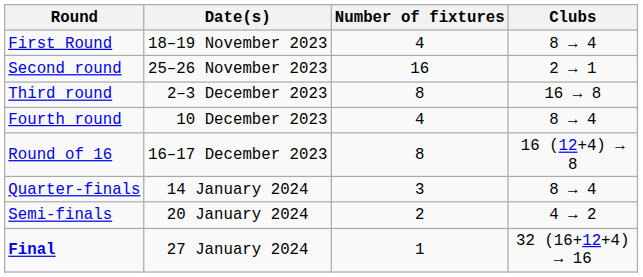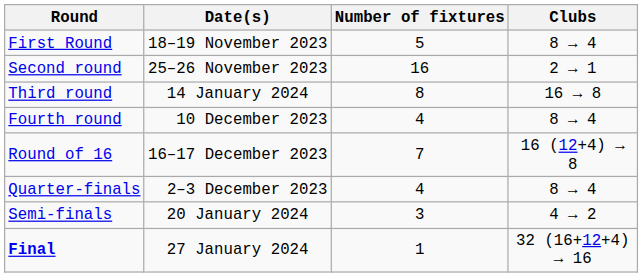(420, 43) 4 -> (420, 43) 5
(247, 94) 2–3 December 2023 -> (238, 94) 14 January 2024
(420, 155) 8 -> (420, 155) 7
(238, 189) 14 January 2024 -> (247, 189) 2–3 December 2023
(420, 189) 3 -> (420, 189) 4
(420, 215) 2 -> (420, 215) 3
